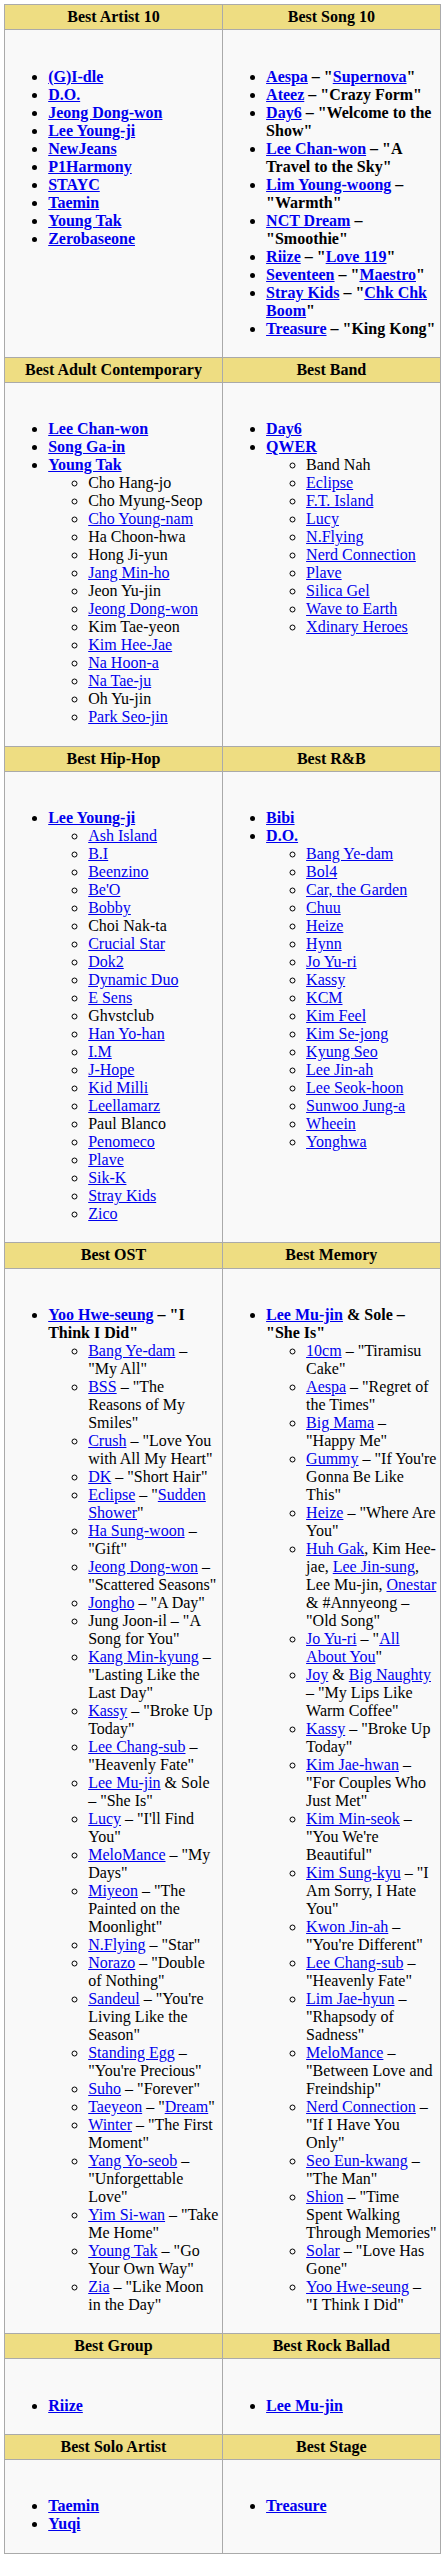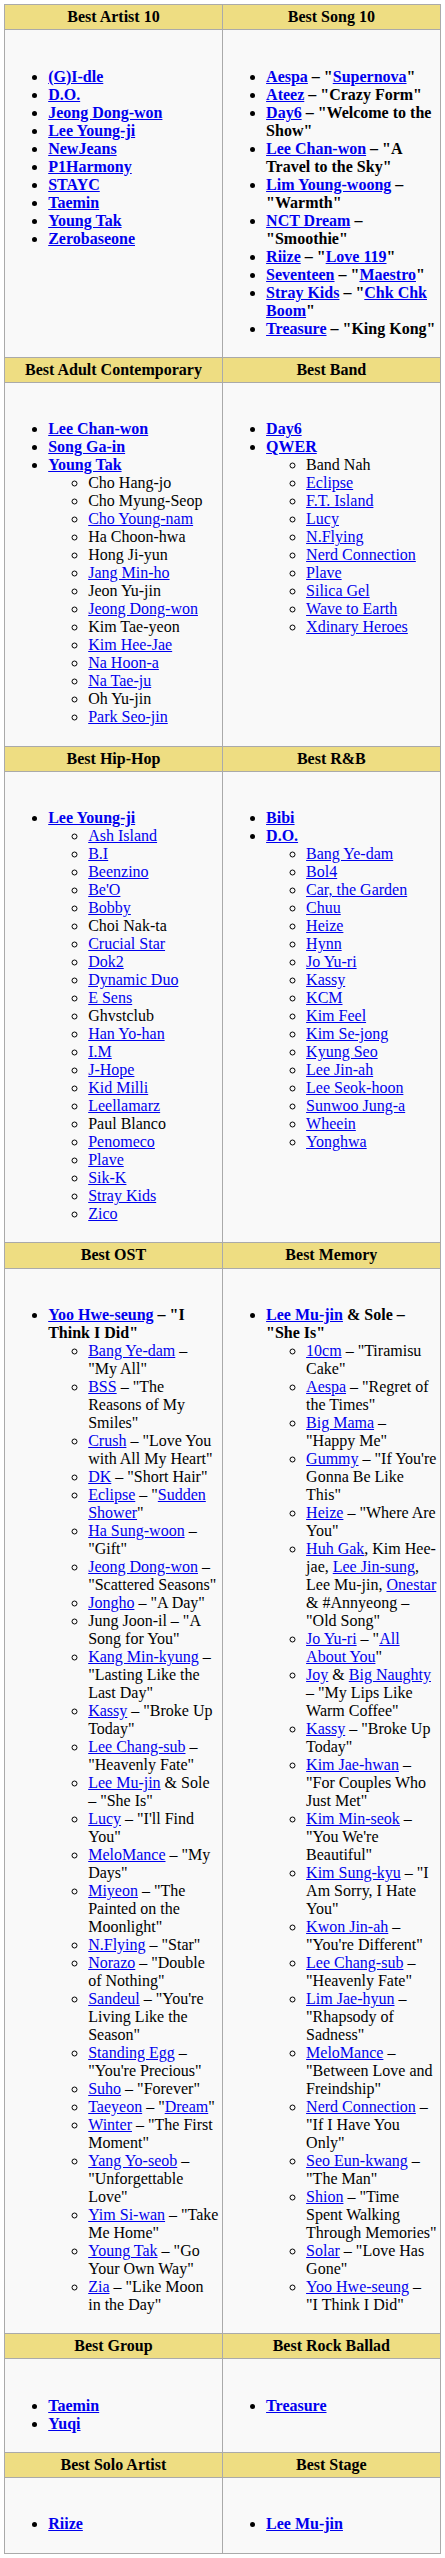rows swapped: (113, 2406) <-> (113, 2515)
